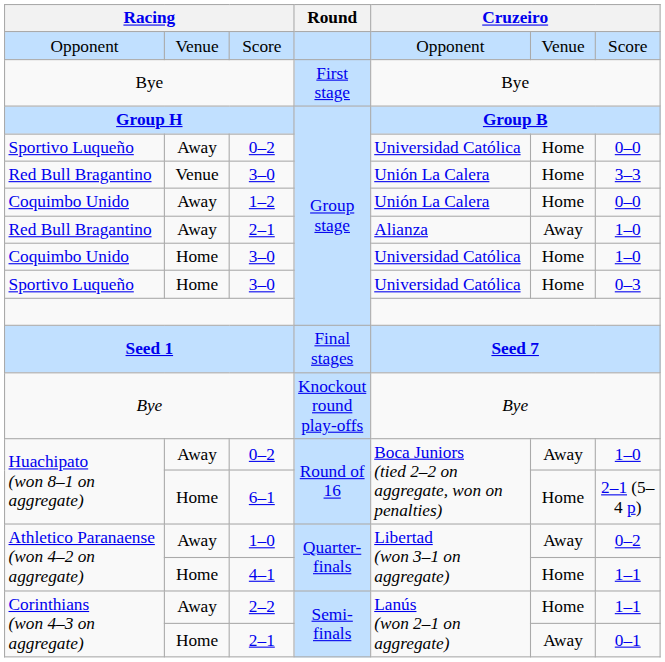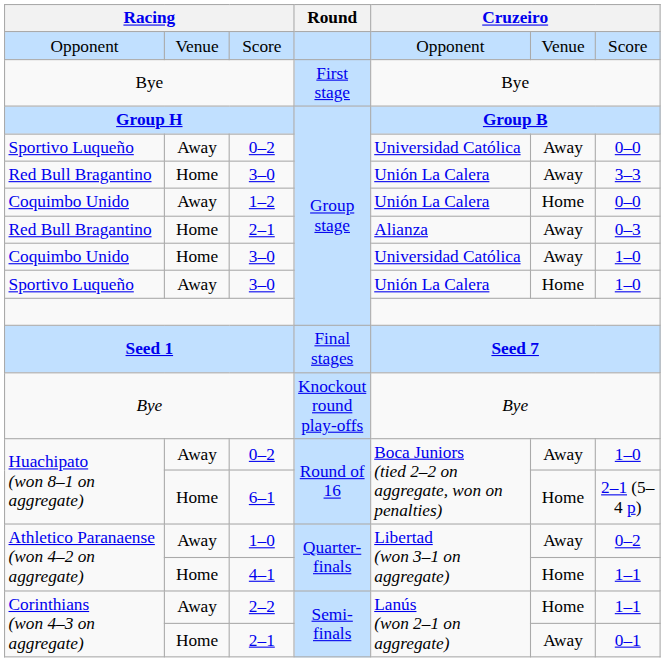(563, 147) Home -> (563, 147) Away
(197, 174) Venue -> (197, 174) Home
(563, 174) Home -> (563, 174) Away
(197, 229) Away -> (197, 229) Home
(628, 229) 1–0 -> (628, 229) 0–3
(563, 256) Home -> (563, 256) Away
(197, 284) Home -> (197, 284) Away
(447, 284) Universidad Católica -> (432, 284) Unión La Calera
(628, 284) 0–3 -> (628, 284) 1–0
